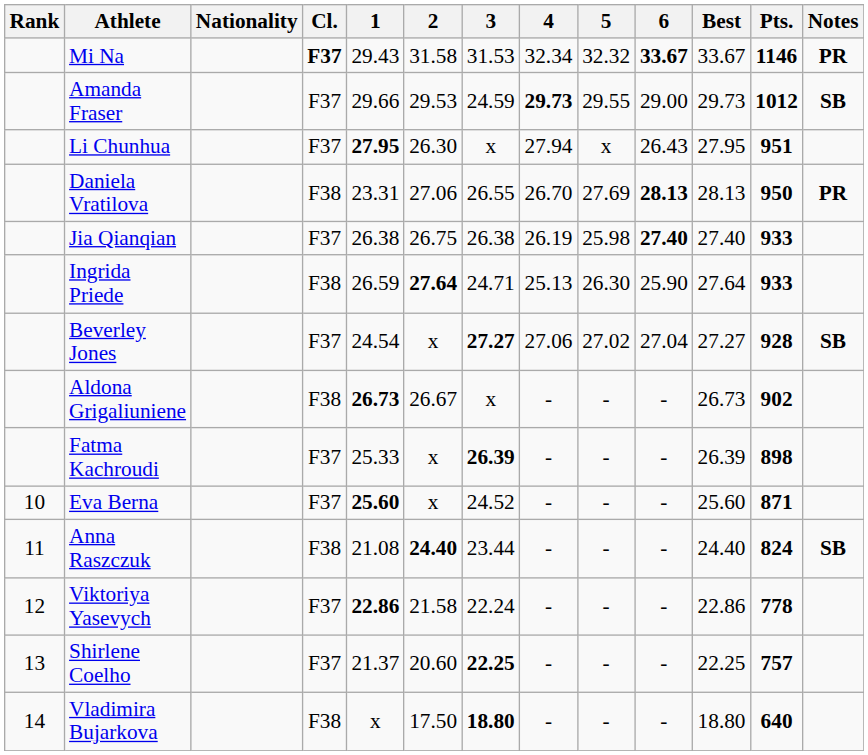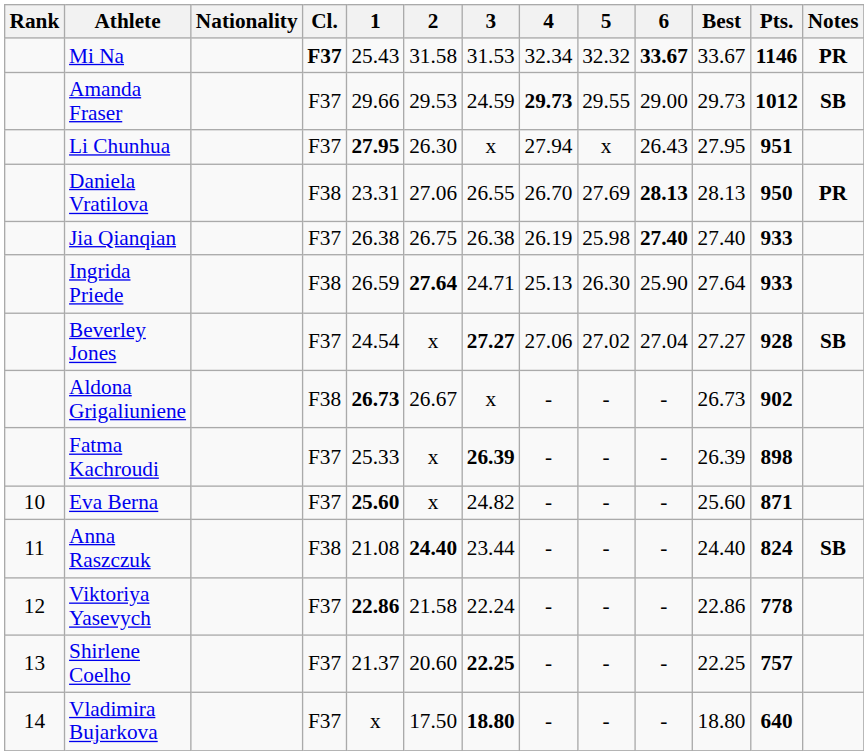(375, 55) 29.43 -> (375, 55) 25.43
(491, 502) 24.52 -> (491, 502) 24.82
(325, 721) F38 -> (325, 721) F37
